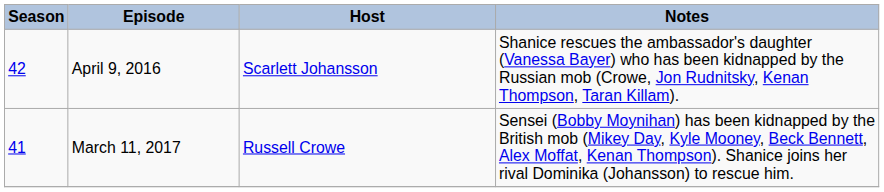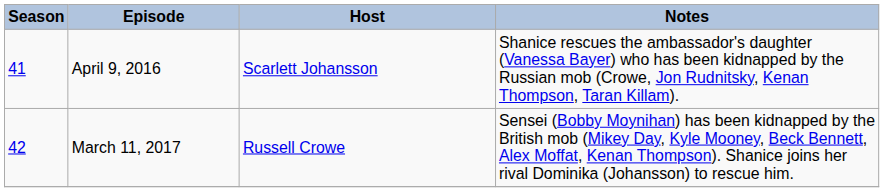(17, 68) 42 -> (17, 68) 41
(17, 147) 41 -> (17, 147) 42
